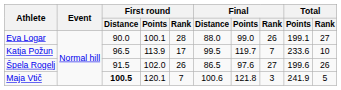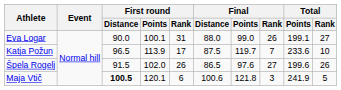(181, 38) 28 -> (181, 38) 31
(212, 52) 99.5 -> (212, 52) 87.5
(181, 79) 7 -> (181, 79) 6
